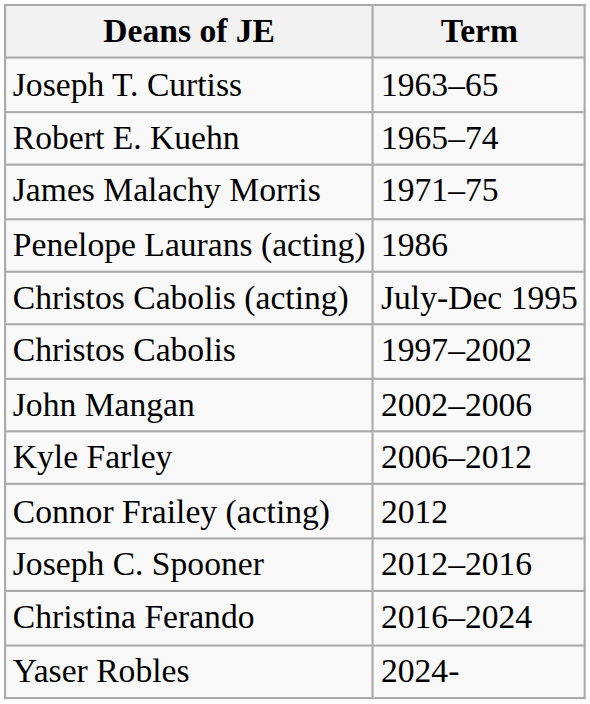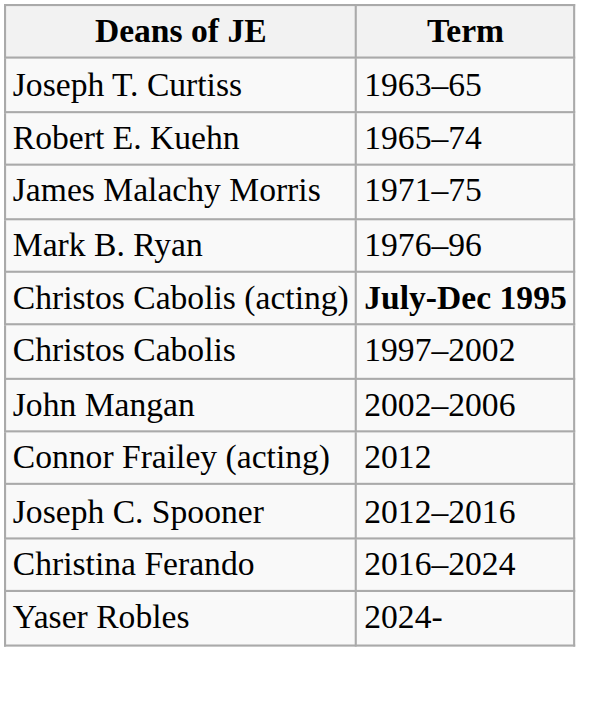+ row: (108, 244)
- row: (189, 244)
(479, 297) normal -> (466, 297) bold
- row: (93, 457)
